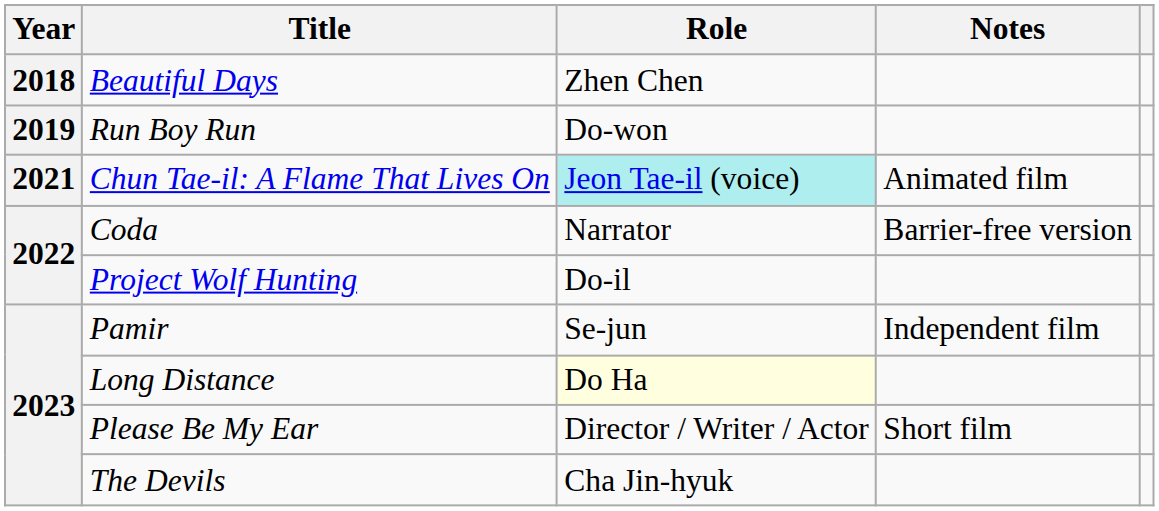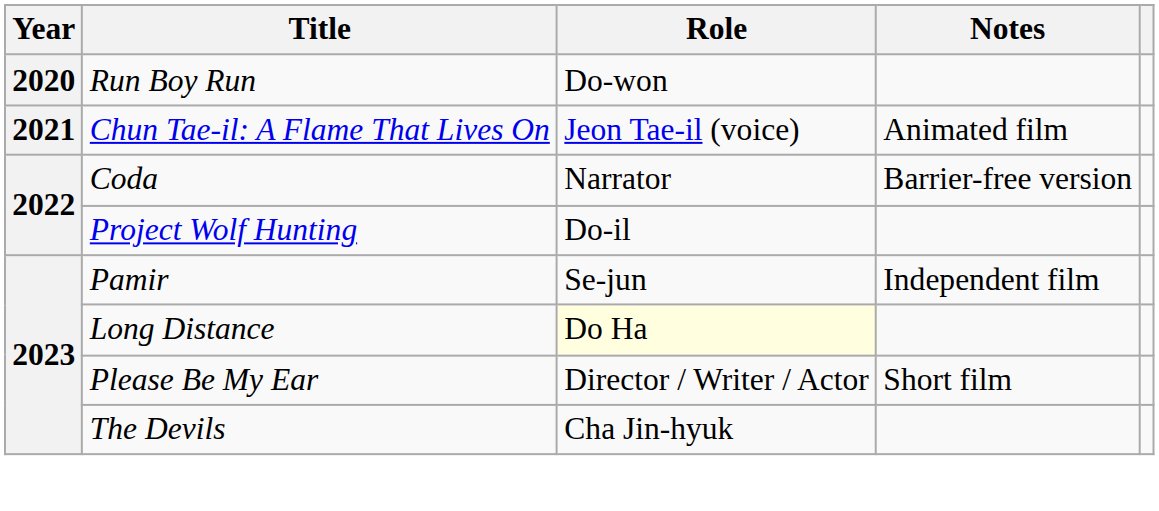- row: (184, 79)
(44, 129) 2019 -> (44, 79) 2020
(682, 179) paleturquoise background -> (682, 129) no background
